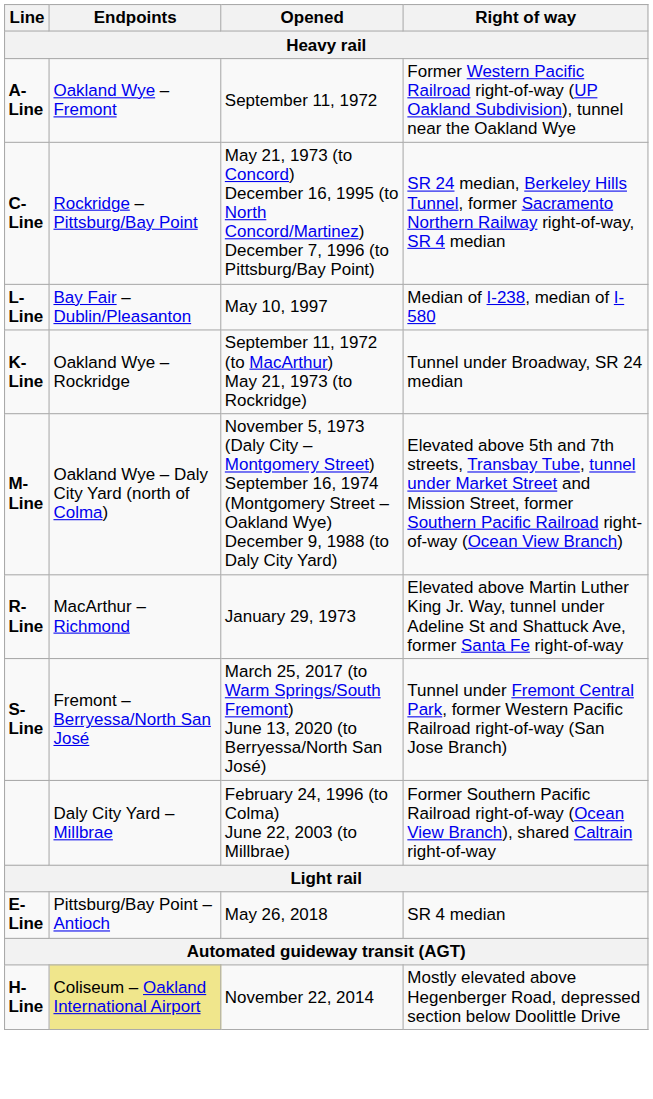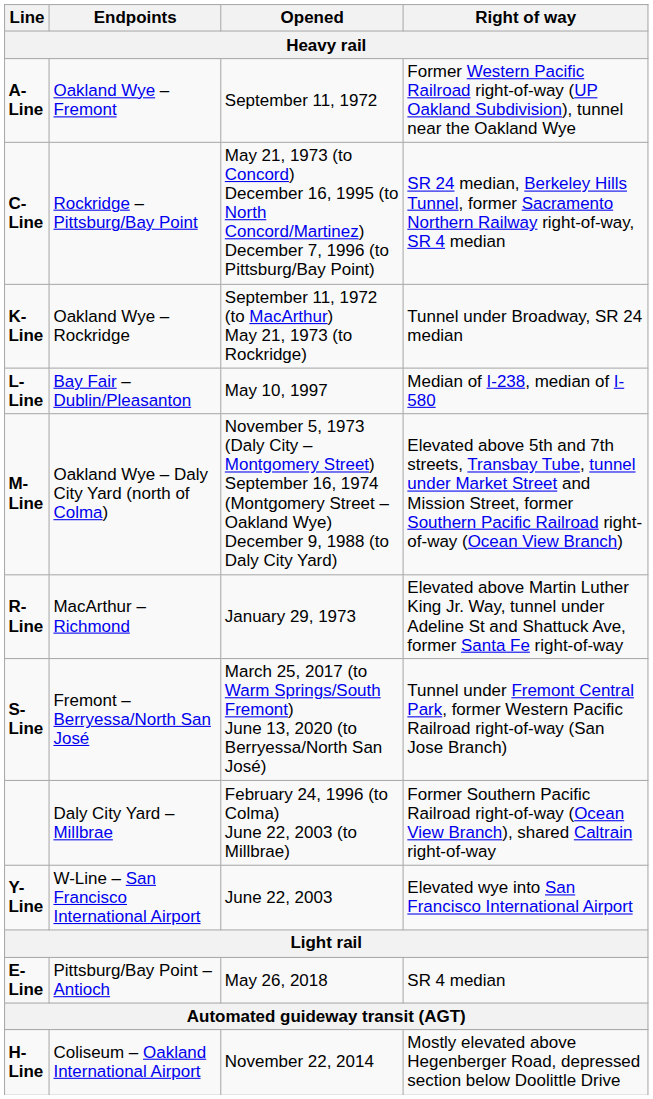rows swapped: (26, 371) <-> (26, 306)
+ row: (26, 897)
(130, 997) khaki background -> (130, 1062) no background
